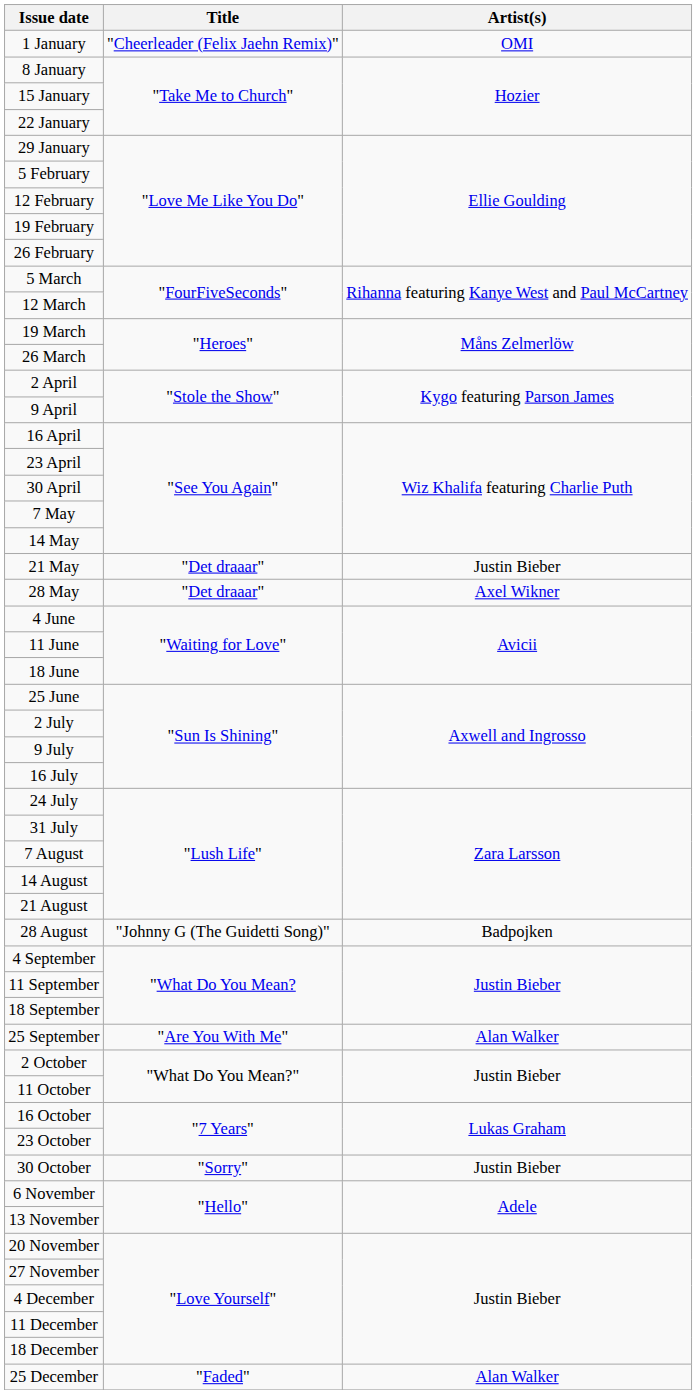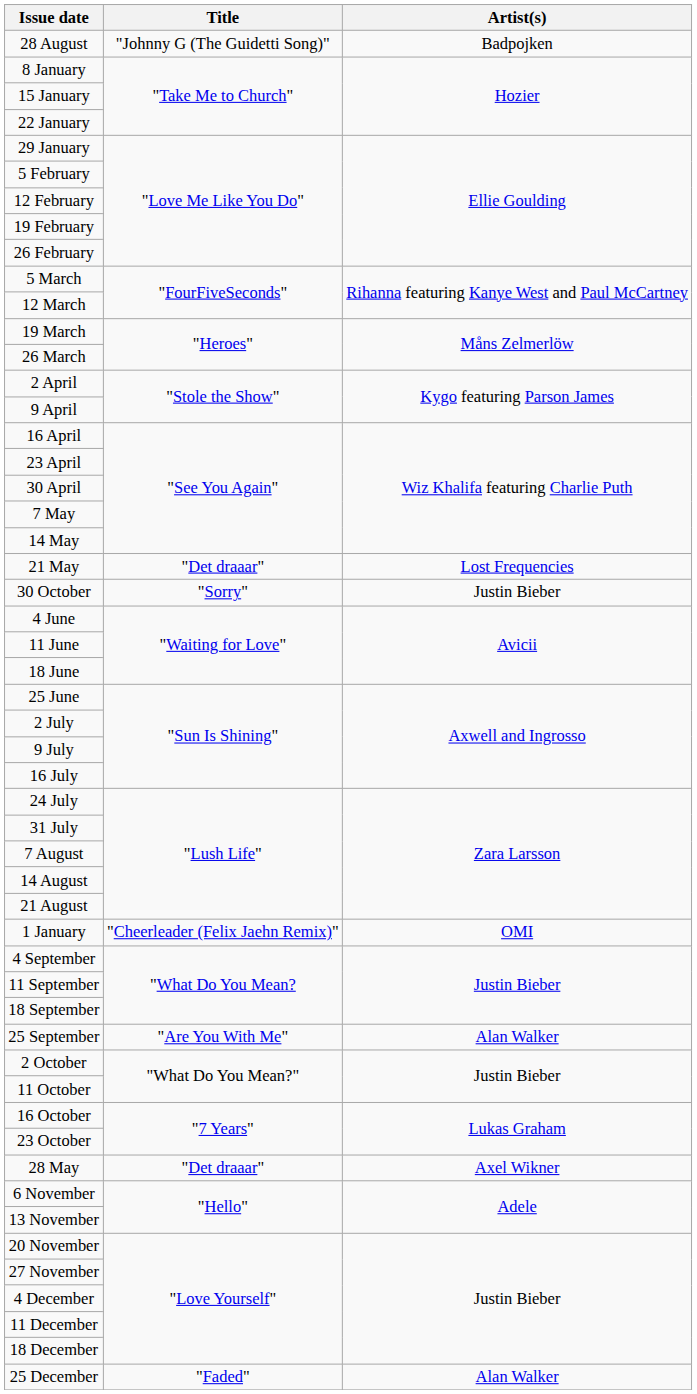rows swapped: (54, 43) <-> (54, 932)
(517, 566) Justin Bieber -> (517, 566) Lost Frequencies
rows swapped: (54, 592) <-> (54, 1167)
